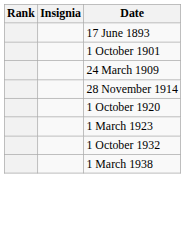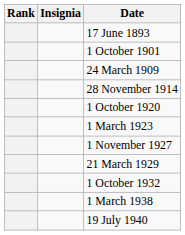+ row: (129, 145)
+ row: (123, 164)
+ row: (117, 220)
